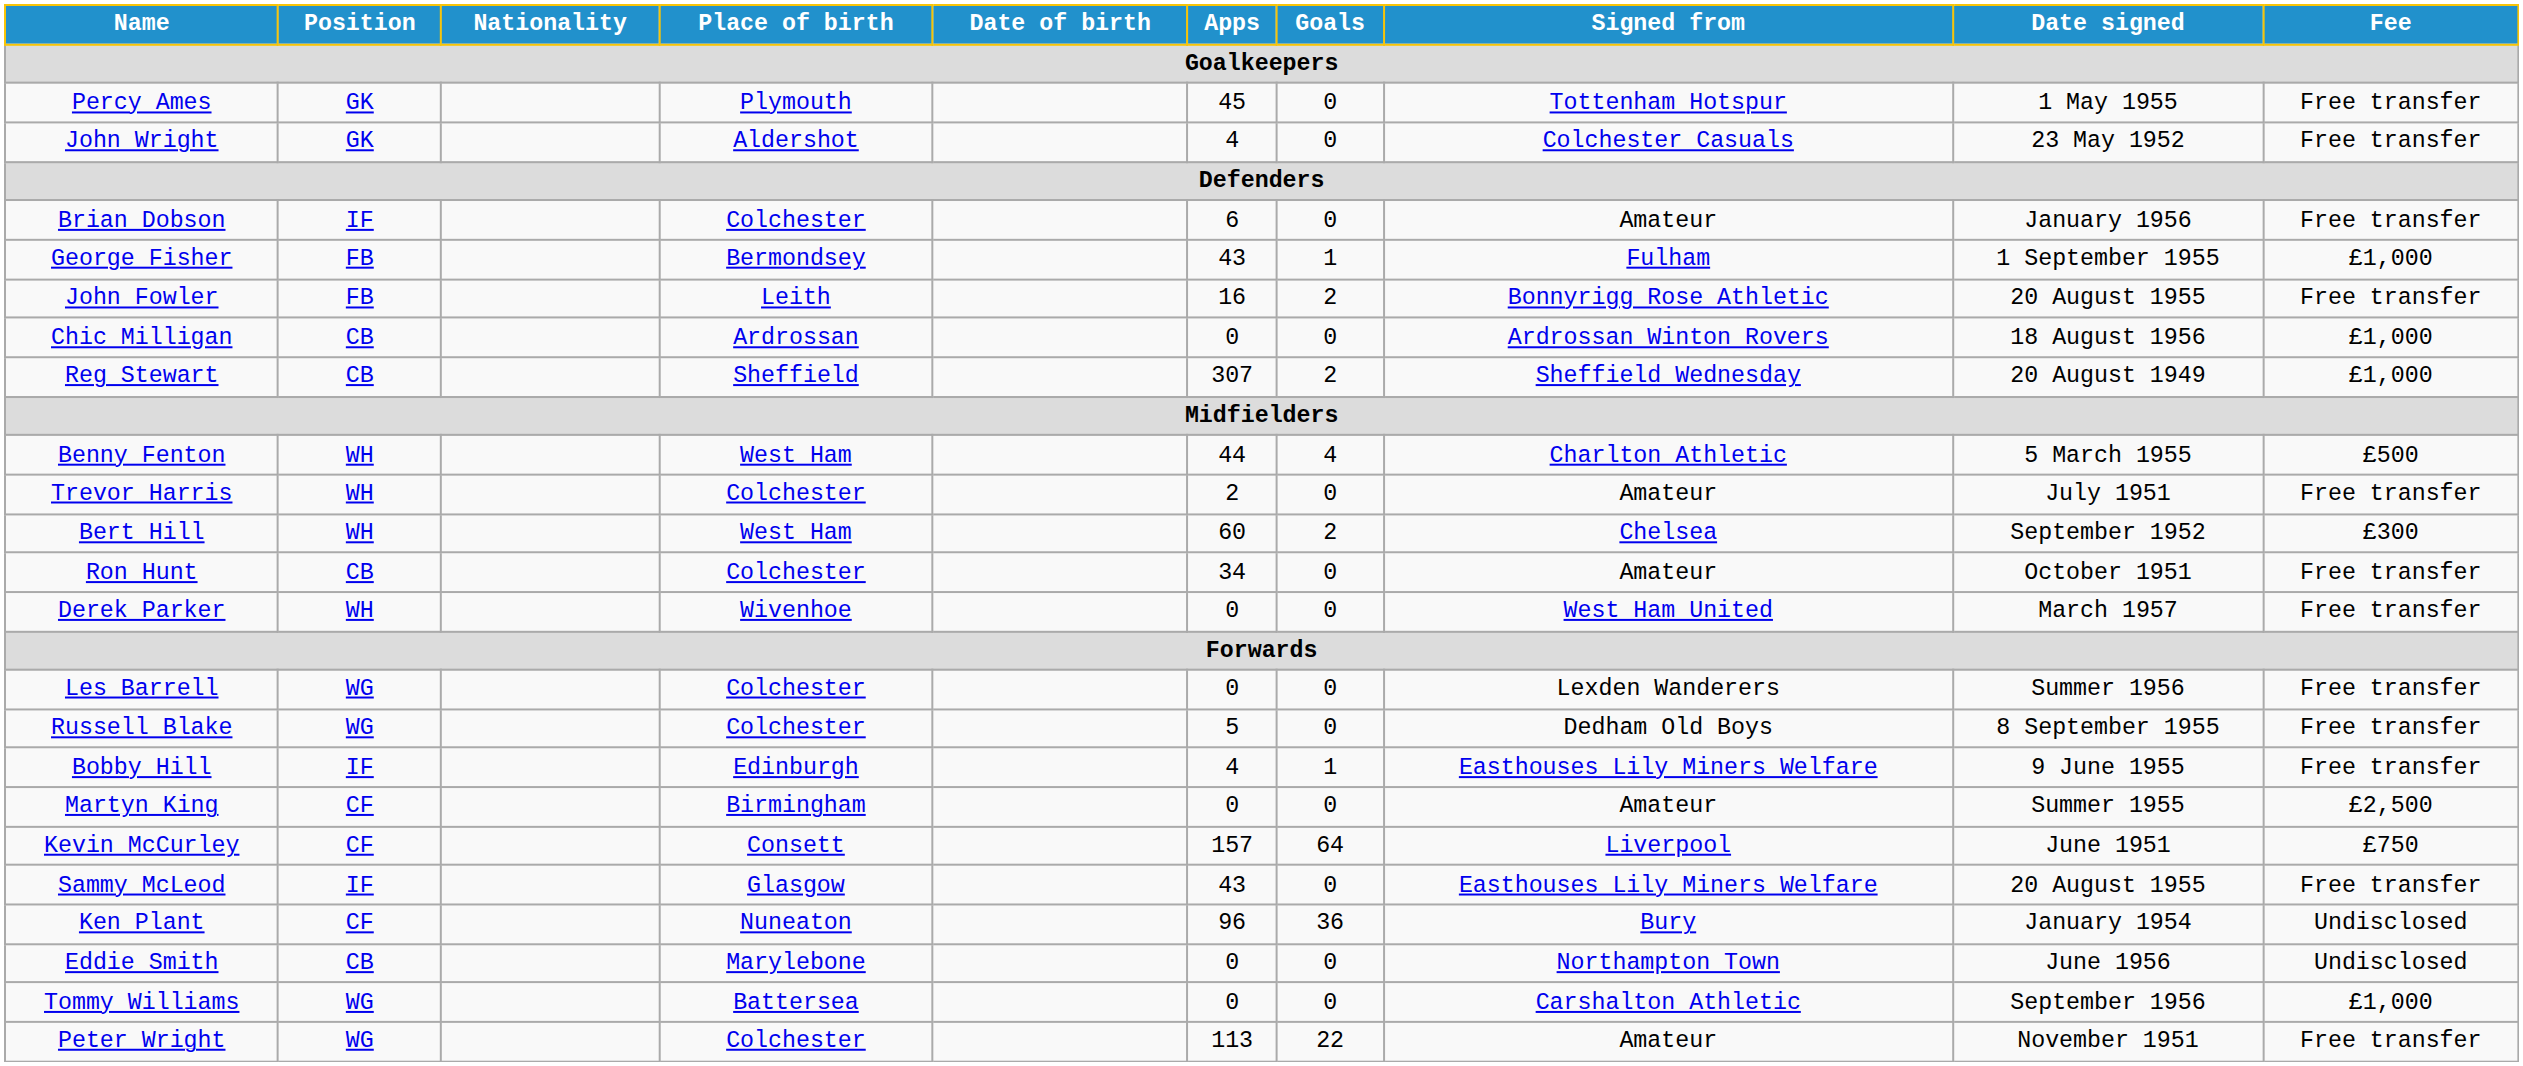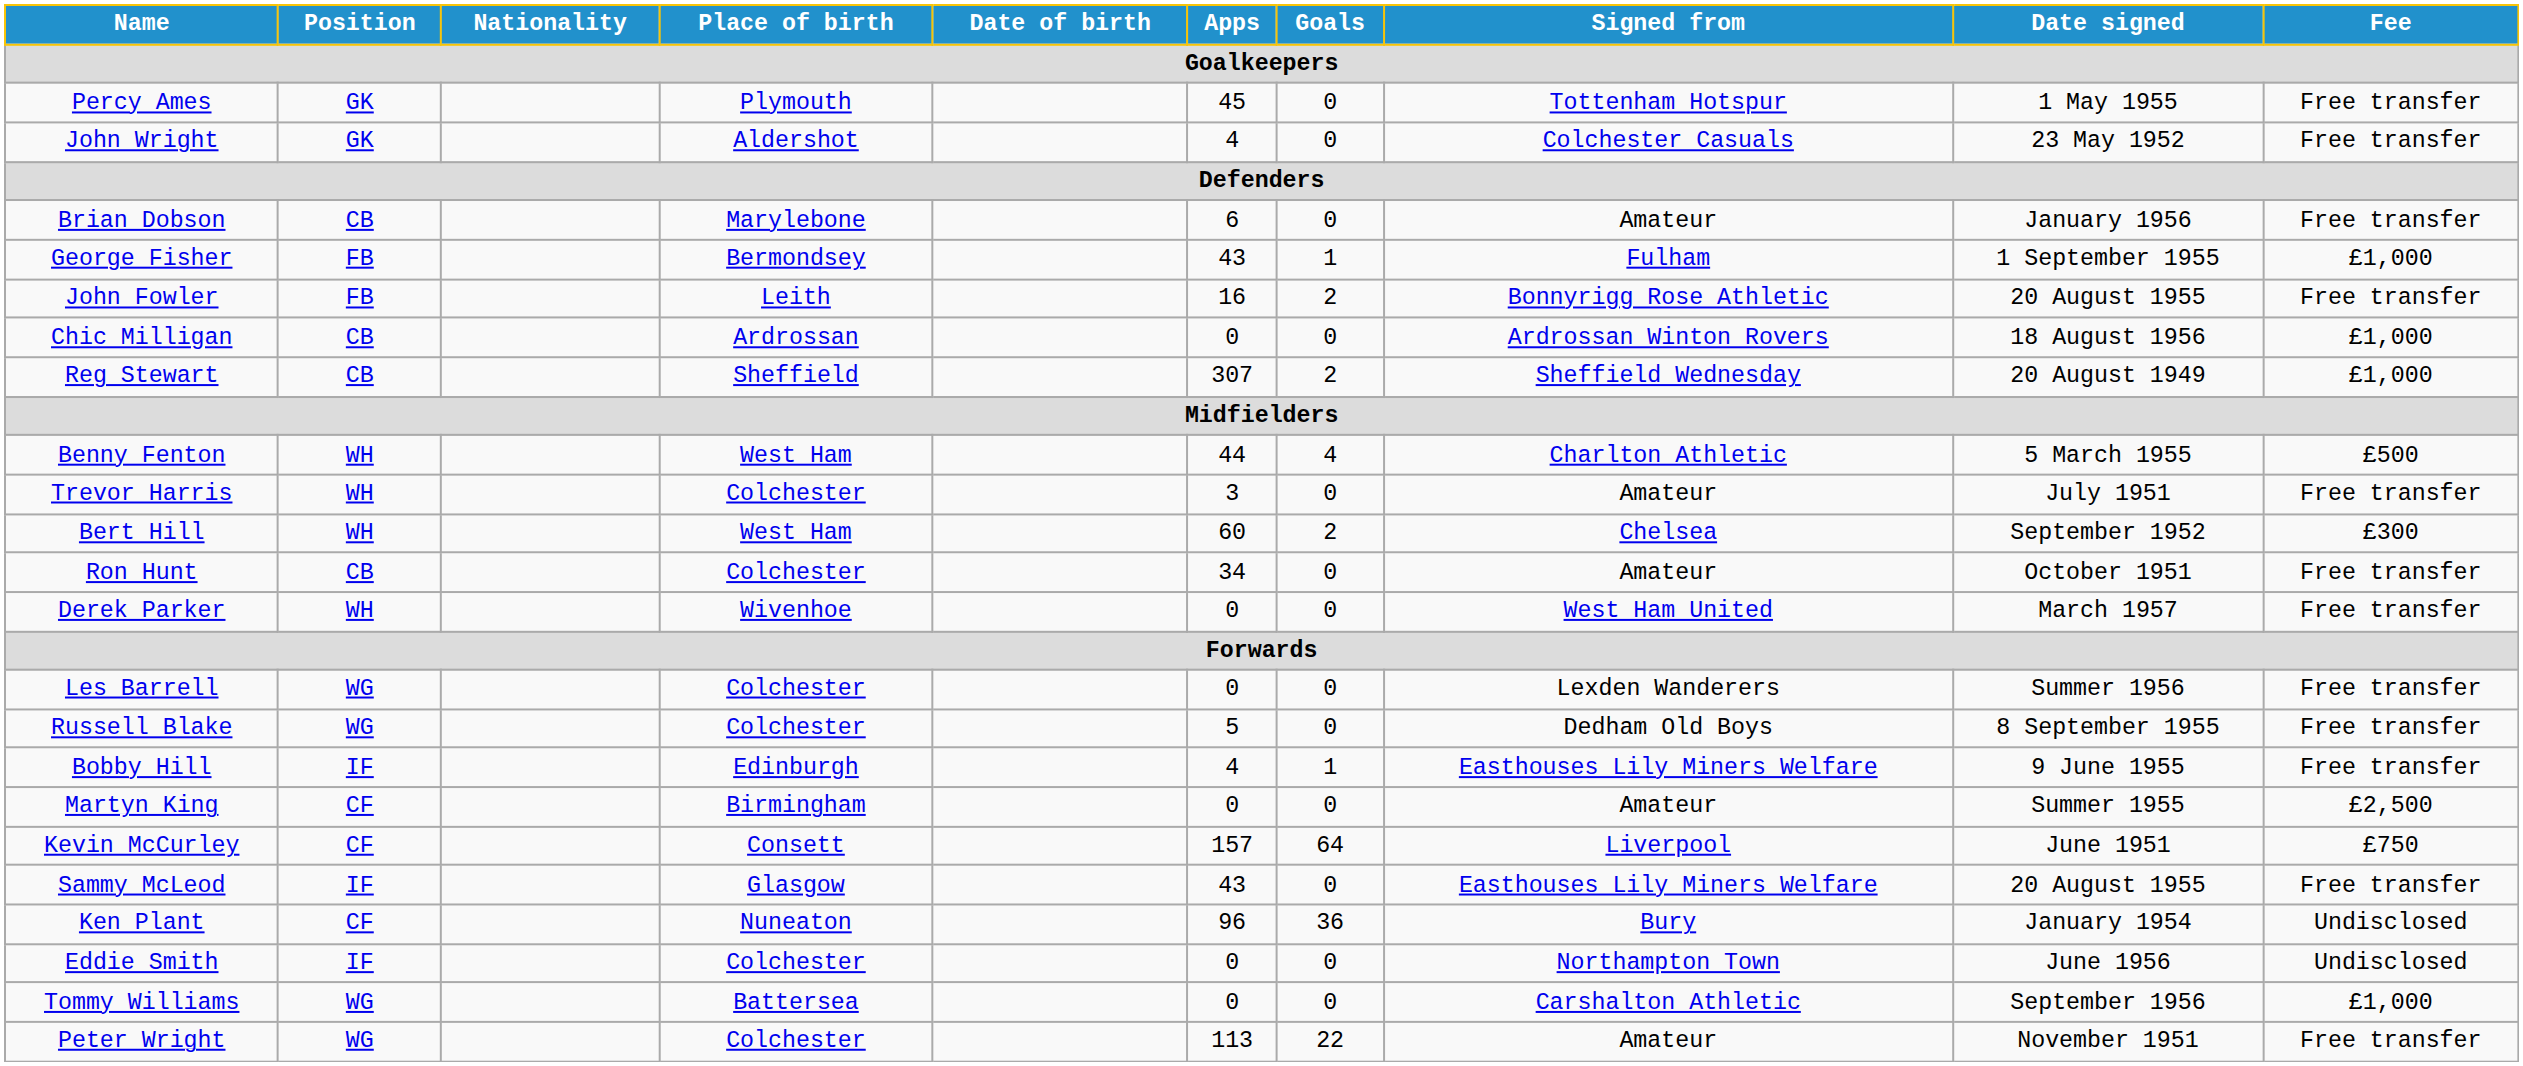(360, 220) IF -> (360, 220) CB
(796, 220) Colchester -> (796, 220) Marylebone
(1232, 494) 2 -> (1232, 494) 3
(360, 963) CB -> (360, 963) IF
(796, 963) Marylebone -> (796, 963) Colchester
